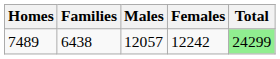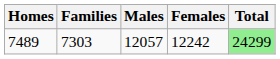(76, 41) 6438 -> (76, 41) 7303
